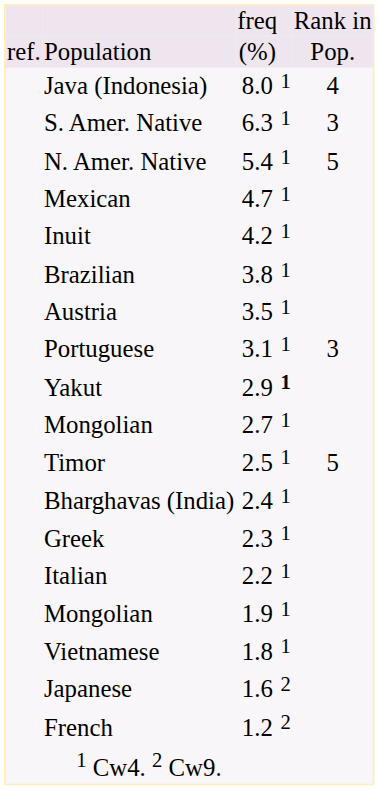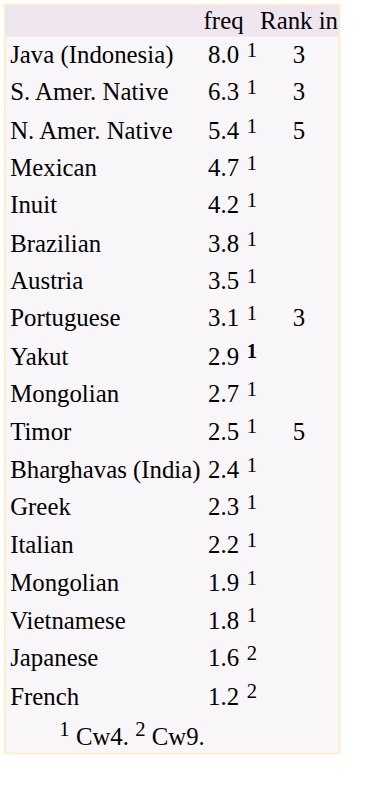- row: (98, 51)
(333, 86) 4 -> (299, 55) 3
